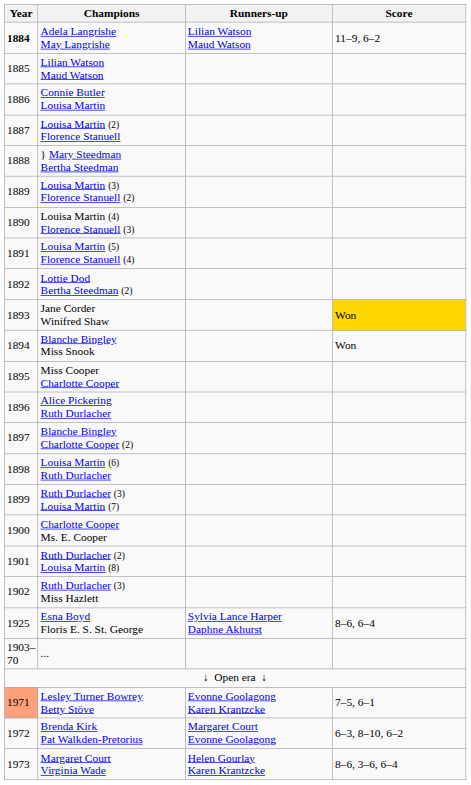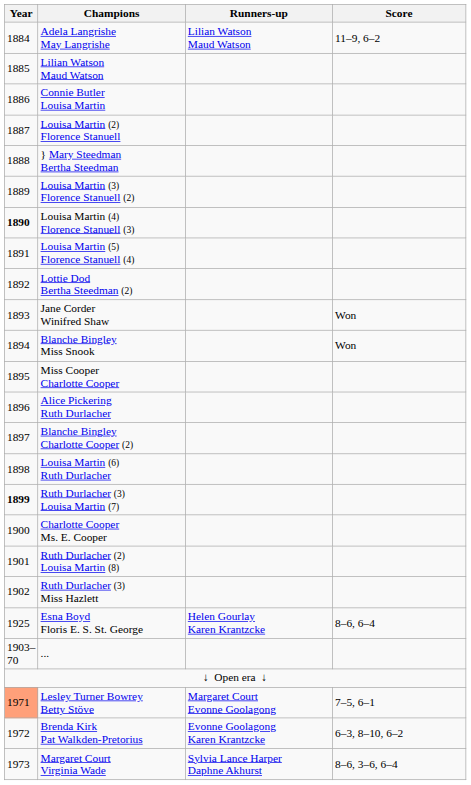(18, 37) bold -> (18, 37) normal
(18, 222) normal -> (18, 222) bold
(346, 315) gold background -> (346, 315) no background
(18, 499) normal -> (18, 499) bold
(235, 623) Sylvia Lance Harper Daphne Akhurst -> (226, 623) Helen Gourlay Karen Krantzcke
(232, 702) Evonne Goolagong Karen Krantzcke -> (232, 702) Margaret Court Evonne Goolagong
(232, 733) Margaret Court Evonne Goolagong -> (232, 733) Evonne Goolagong Karen Krantzcke
(226, 764) Helen Gourlay Karen Krantzcke -> (235, 764) Sylvia Lance Harper Daphne Akhurst
